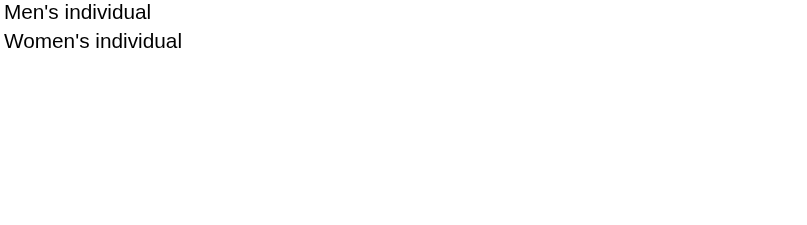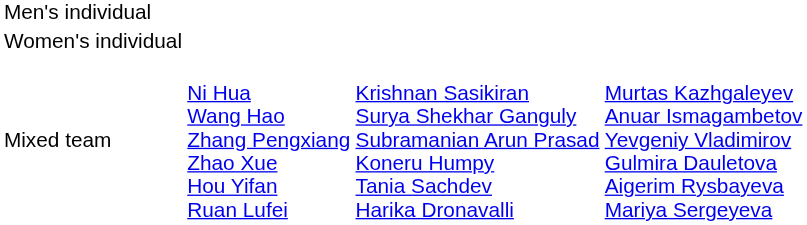+ row: (58, 139)
